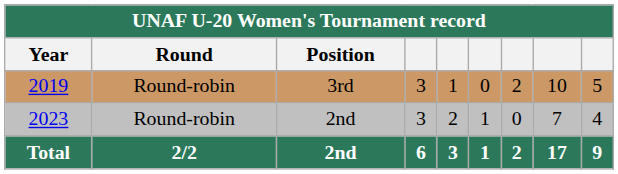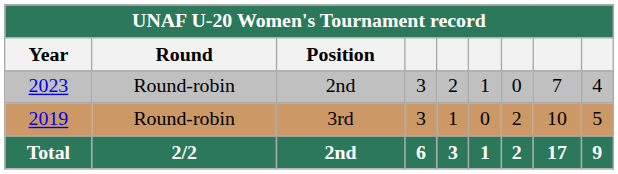rows swapped: (48, 86) <-> (48, 119)
